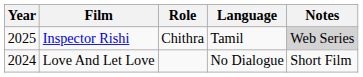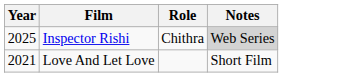- column: (247, 15)
(22, 60) 2024 -> (22, 60) 2021
